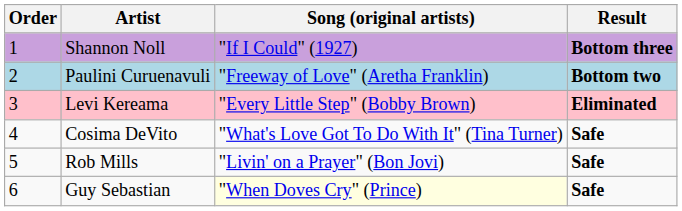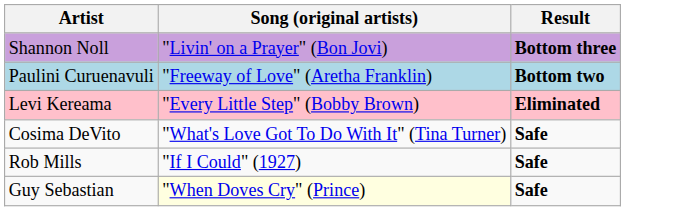- column: (33, 18)
(288, 47) "If I Could" (1927) -> (275, 47) "Livin' on a Prayer" (Bon Jovi)
(331, 162) "Livin' on a Prayer" (Bon Jovi) -> (232, 162) "If I Could" (1927)
